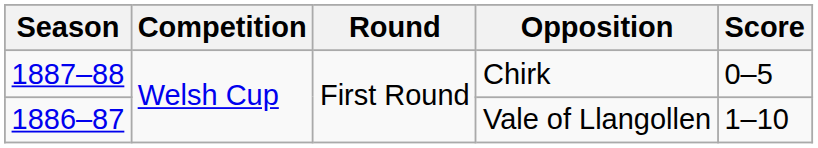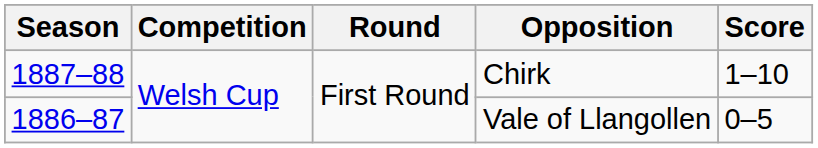(749, 73) 0–5 -> (757, 73) 1–10
(757, 119) 1–10 -> (749, 119) 0–5
